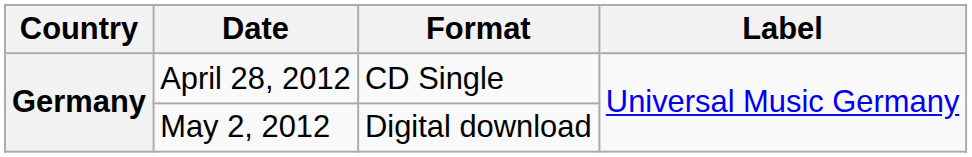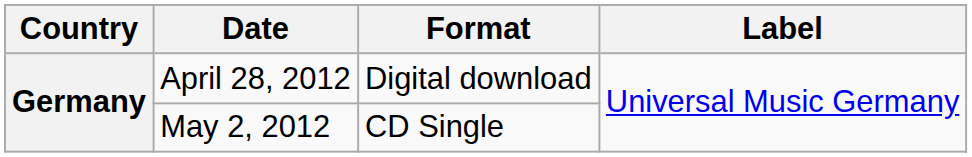(435, 77) CD Single -> (478, 77) Digital download
(478, 126) Digital download -> (435, 126) CD Single
